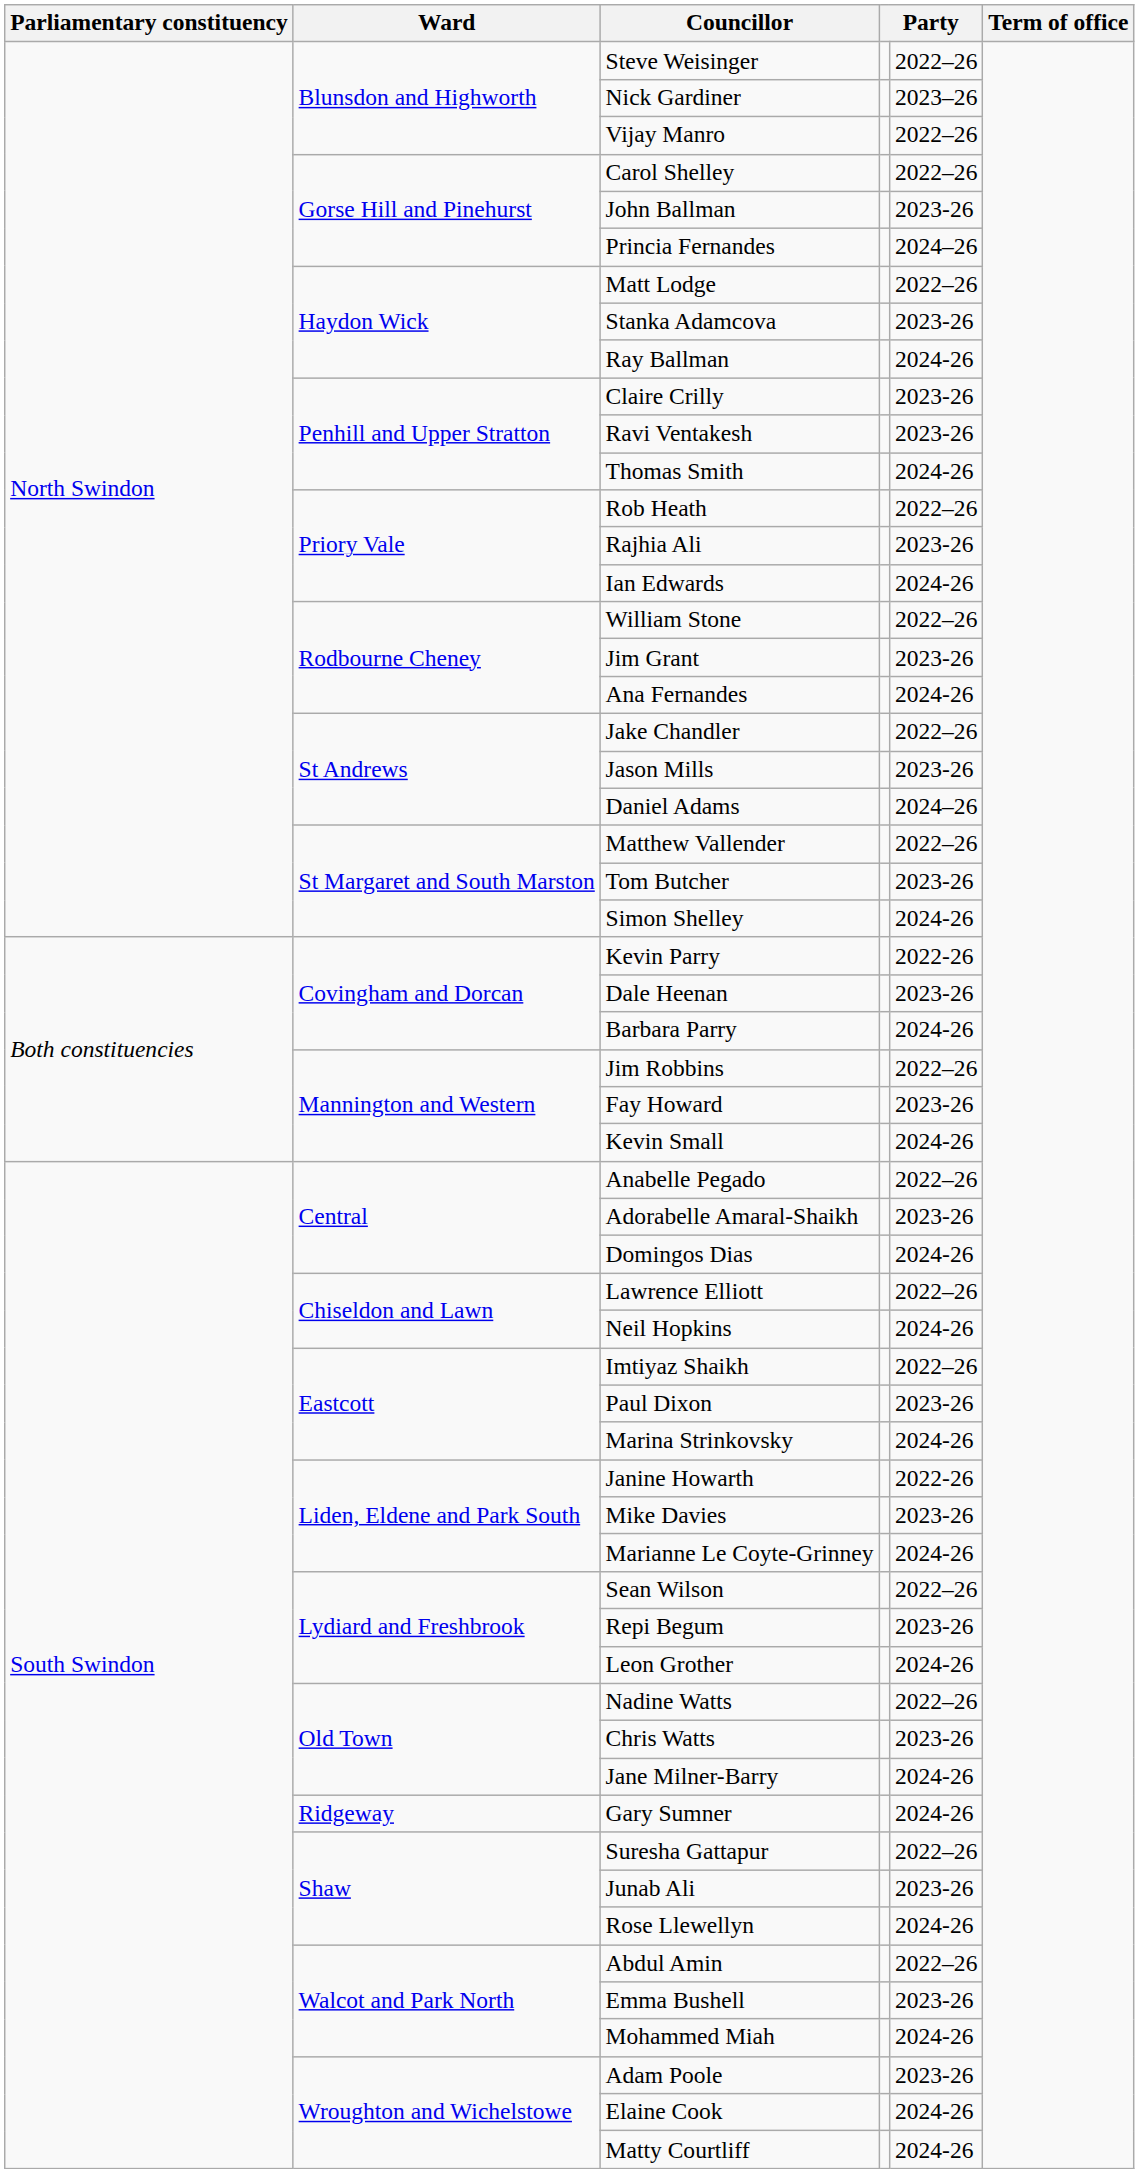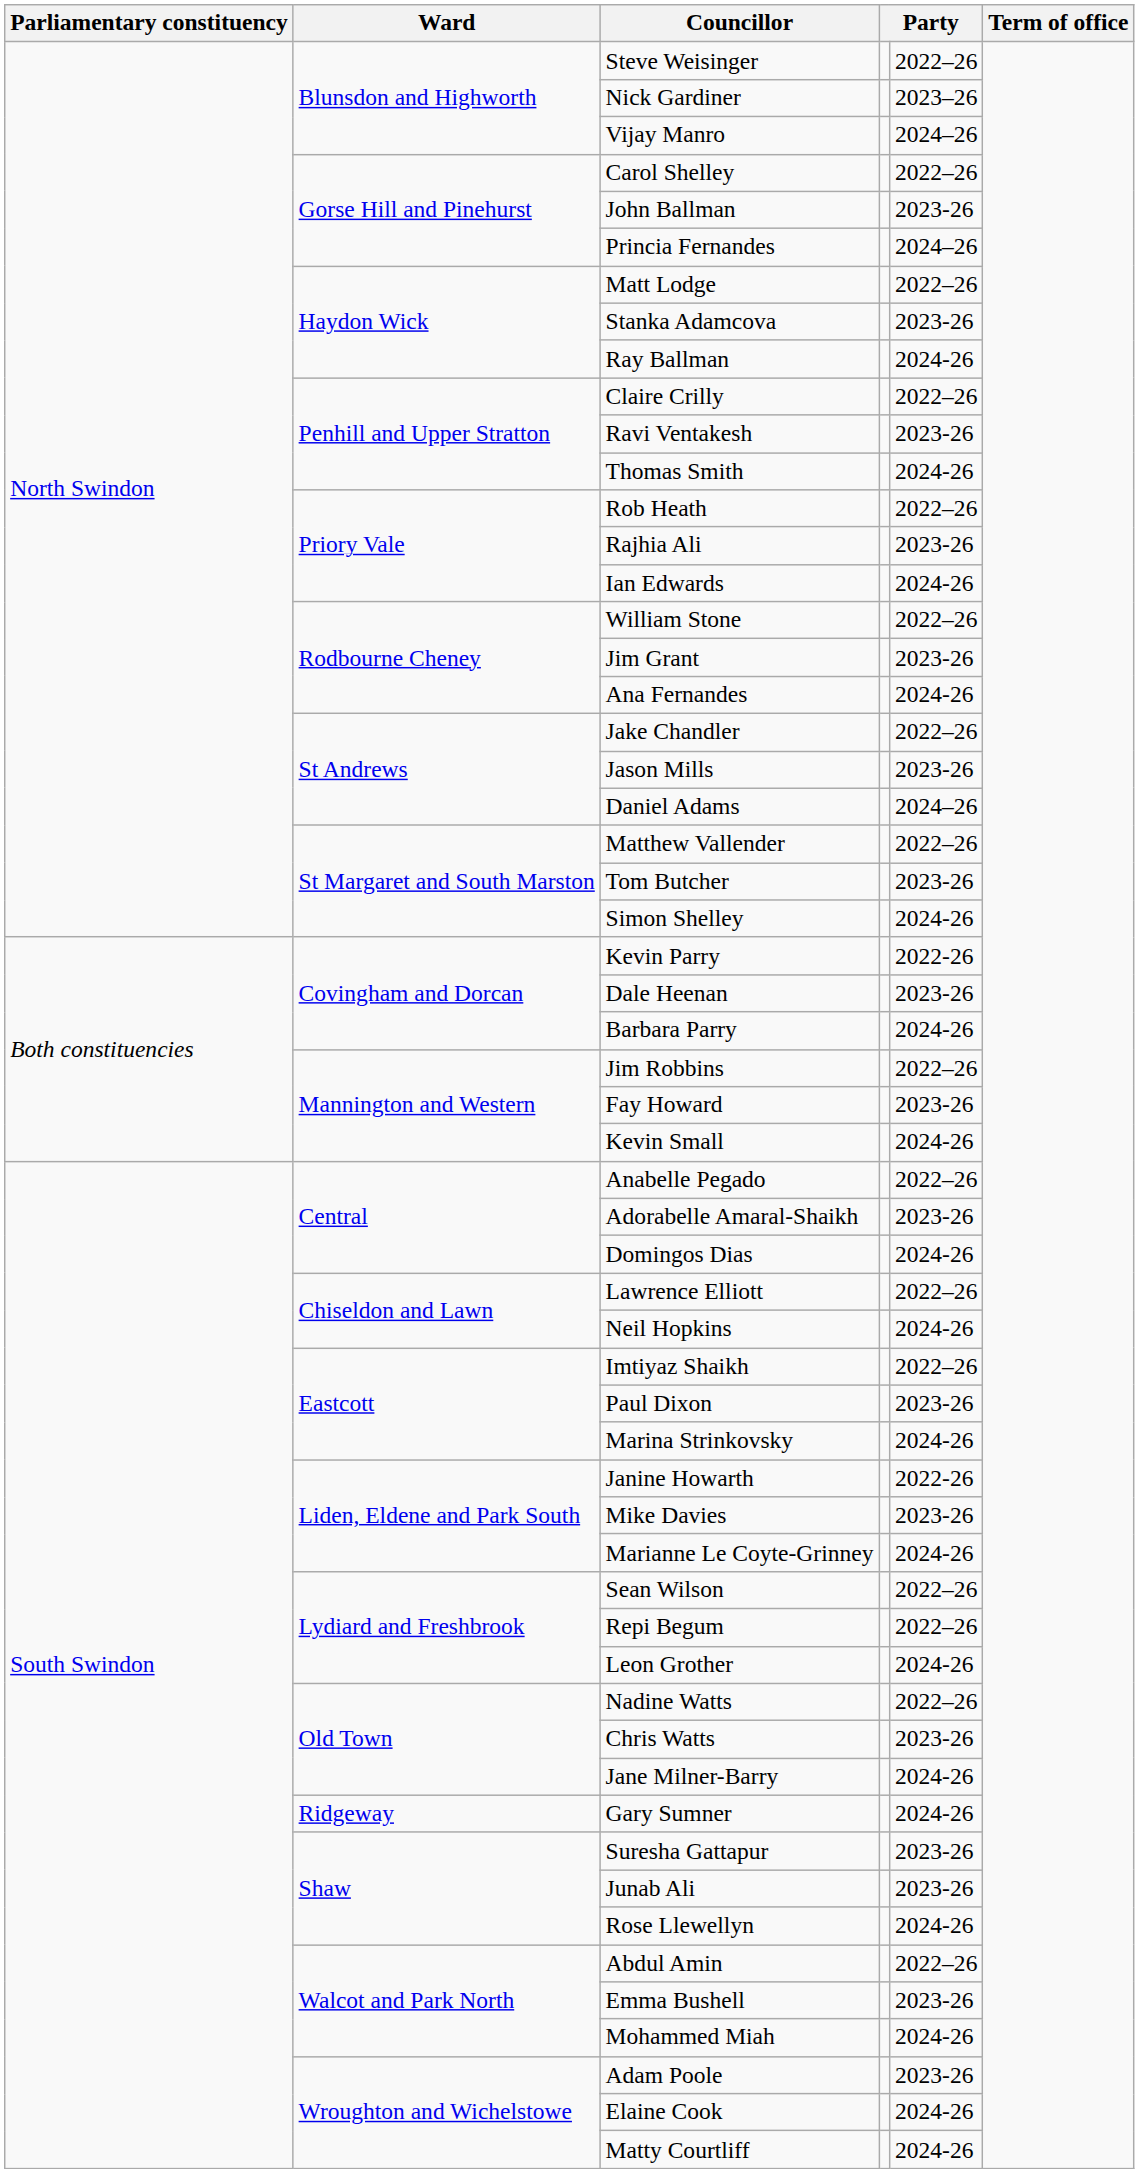(936, 135) 2022–26 -> (936, 135) 2024–26
(934, 396) 2023-26 -> (936, 396) 2022–26
(934, 1627) 2023-26 -> (936, 1627) 2022–26
(936, 1850) 2022–26 -> (934, 1850) 2023-26
